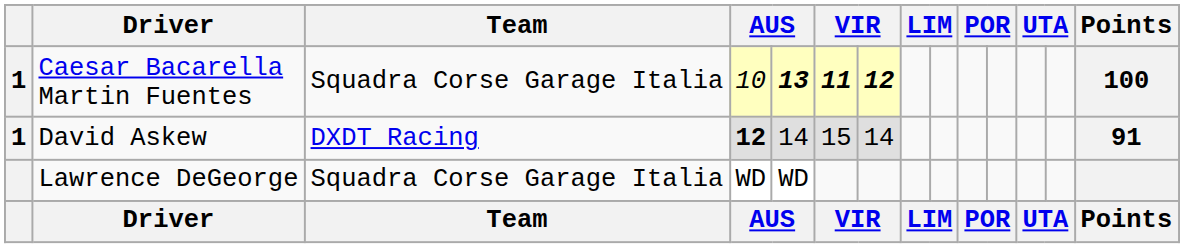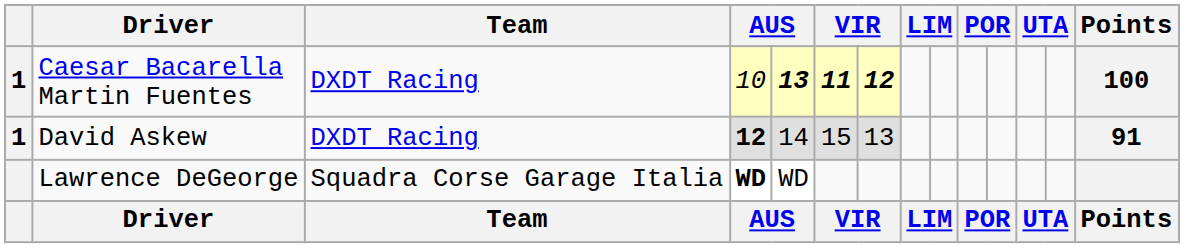(517, 82) Squadra Corse Garage Italia -> (395, 82) DXDT Racing
(879, 138) 14 -> (879, 138) 13
(751, 180) normal -> (751, 180) bold
